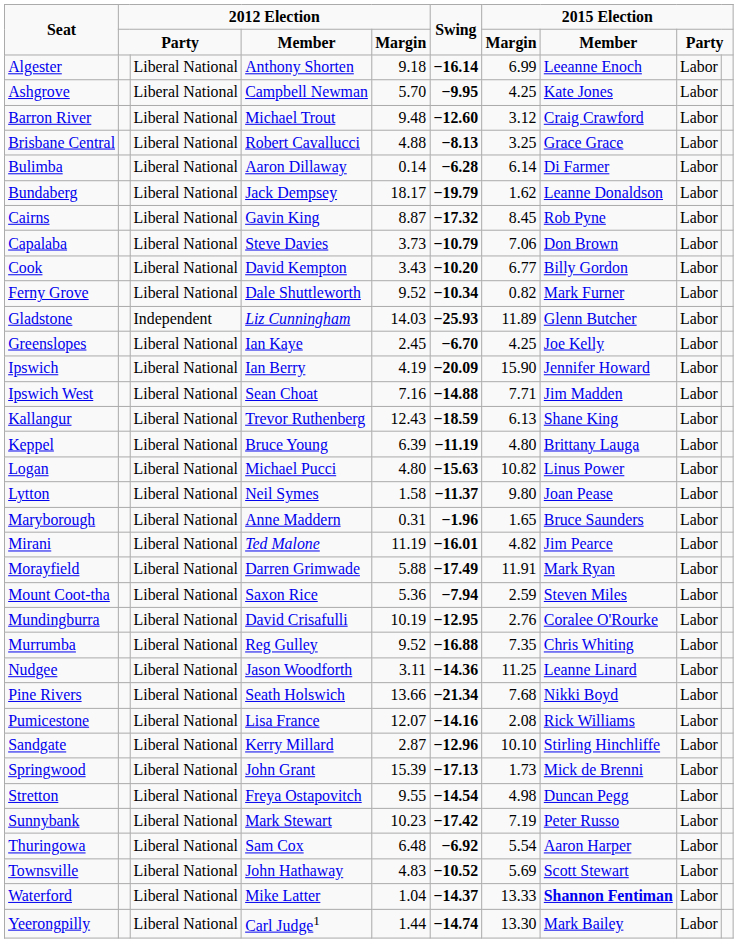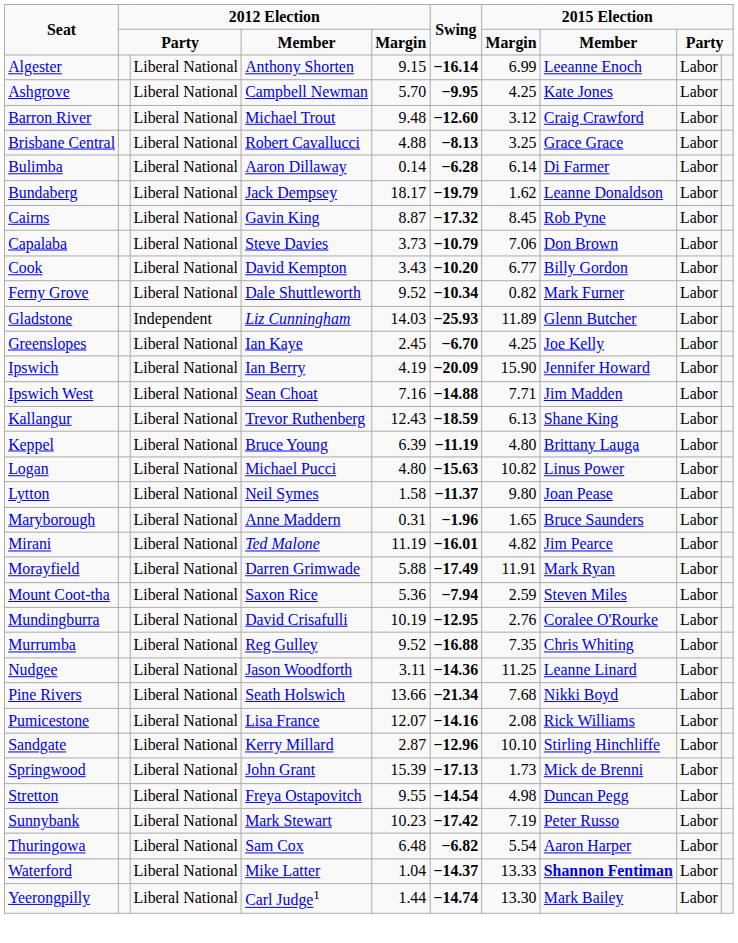(412, 67) 9.18 -> (412, 67) 9.15
(460, 846) −6.92 -> (460, 846) −6.82
- row: (43, 871)
